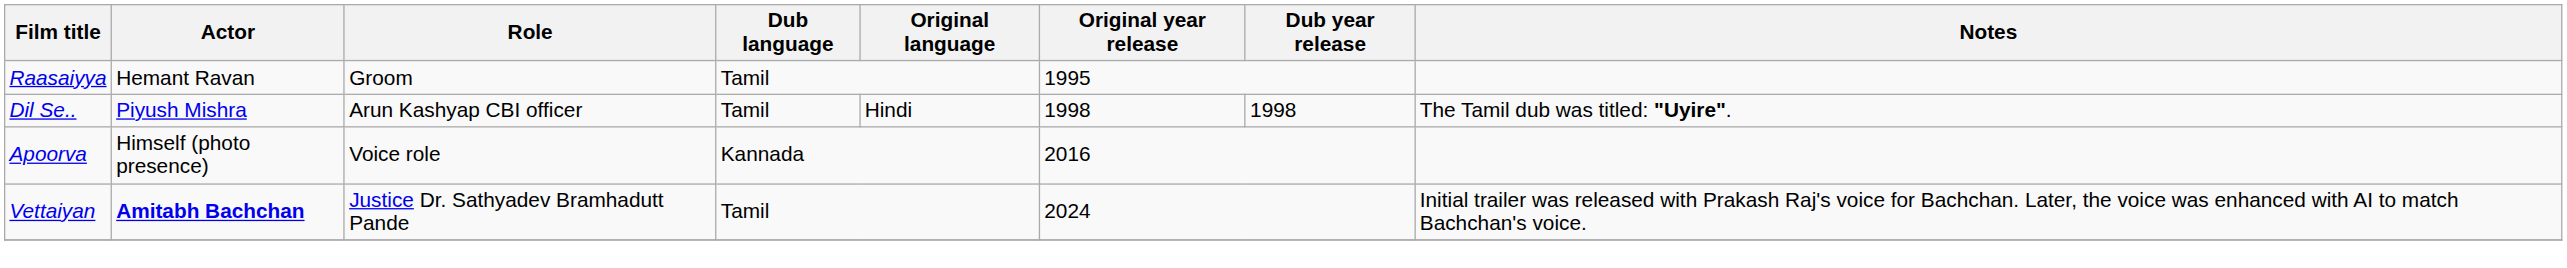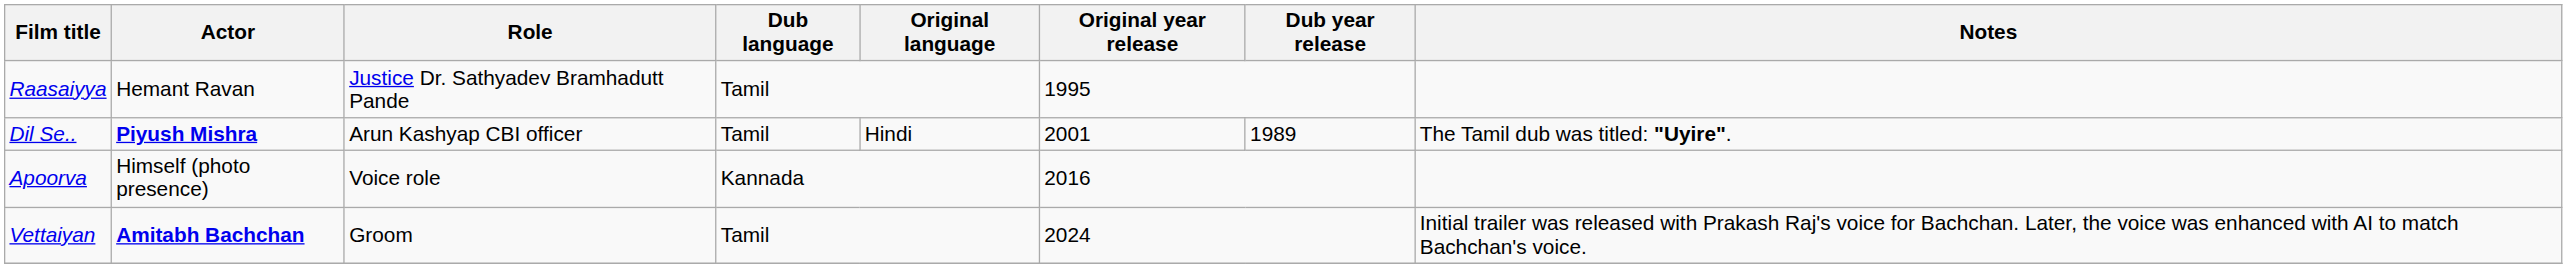(381, 77) Groom -> (506, 89) Justice Dr. Sathyadev Bramhadutt Pande
(181, 110) normal -> (187, 133) bold
(1067, 110) 1998 -> (1067, 133) 2001
(1273, 110) 1998 -> (1273, 133) 1989
(506, 211) Justice Dr. Sathyadev Bramhadutt Pande -> (381, 234) Groom
